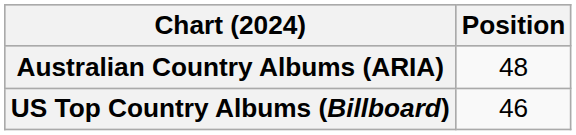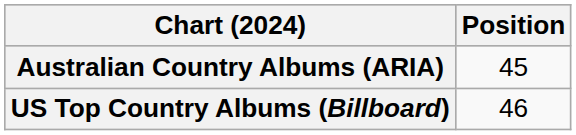(513, 66) 48 -> (513, 66) 45
